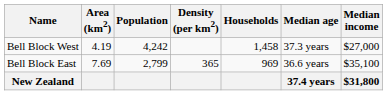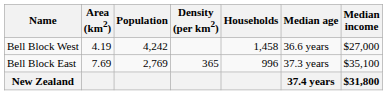(306, 46) 37.3 years -> (306, 46) 36.6 years
(155, 63) 2,799 -> (155, 63) 2,769
(270, 63) 969 -> (270, 63) 996
(306, 63) 36.6 years -> (306, 63) 37.3 years
